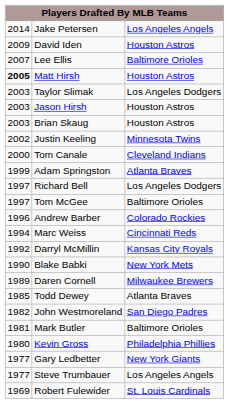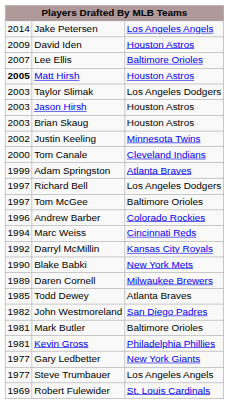(19, 343) 1980 -> (19, 343) 1981
